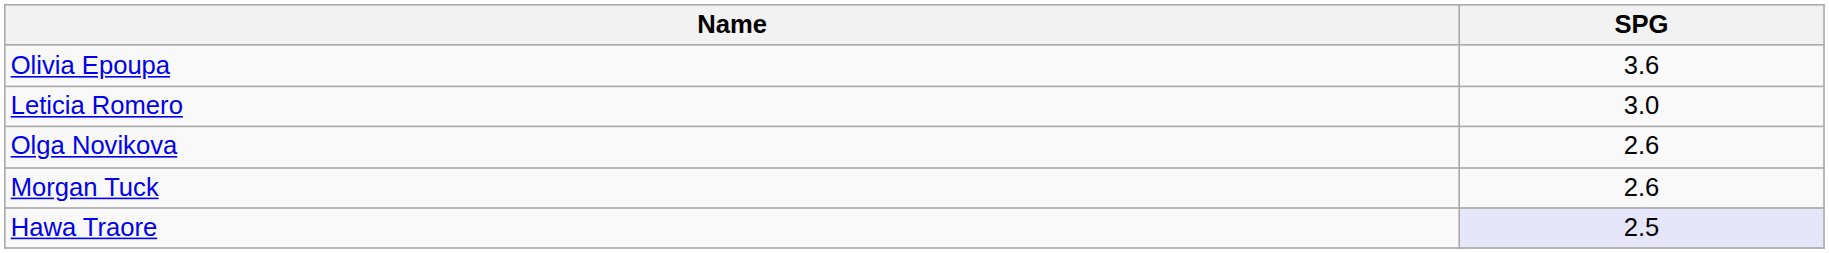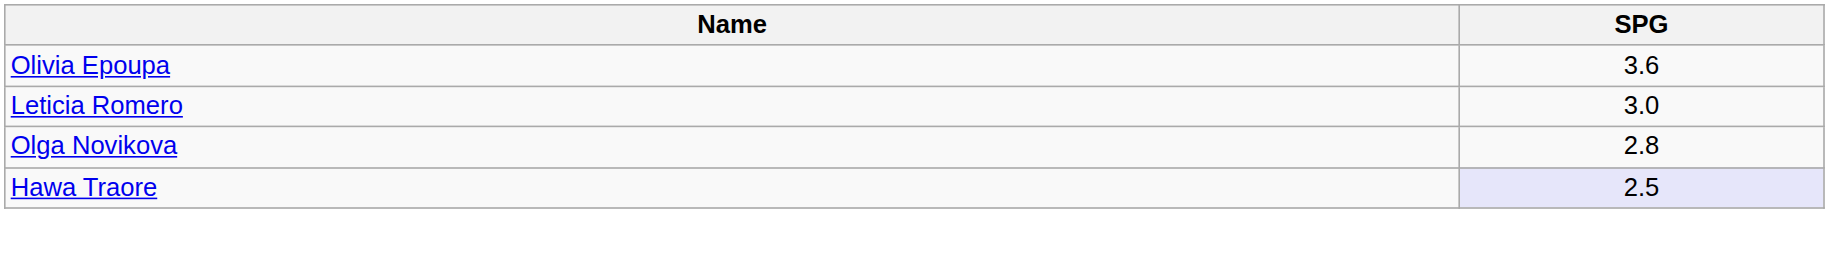(1641, 146) 2.6 -> (1641, 146) 2.8
- row: (85, 187)
